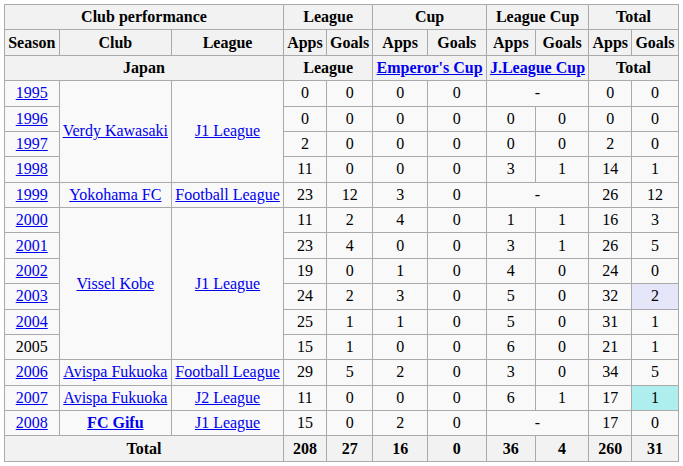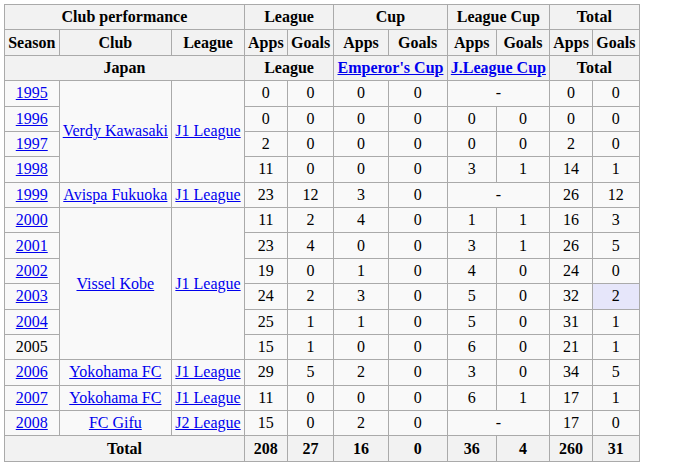(115, 194) Yokohama FC -> (115, 194) Avispa Fukuoka
(228, 194) Football League -> (208, 194) J1 League
(115, 372) Avispa Fukuoka -> (115, 372) Yokohama FC
(228, 372) Football League -> (208, 372) J1 League
(115, 397) Avispa Fukuoka -> (115, 397) Yokohama FC
(228, 397) J2 League -> (208, 397) J1 League
(655, 397) paleturquoise background -> (616, 397) no background
(115, 423) bold -> (115, 423) normal
(228, 423) J1 League -> (208, 423) J2 League
